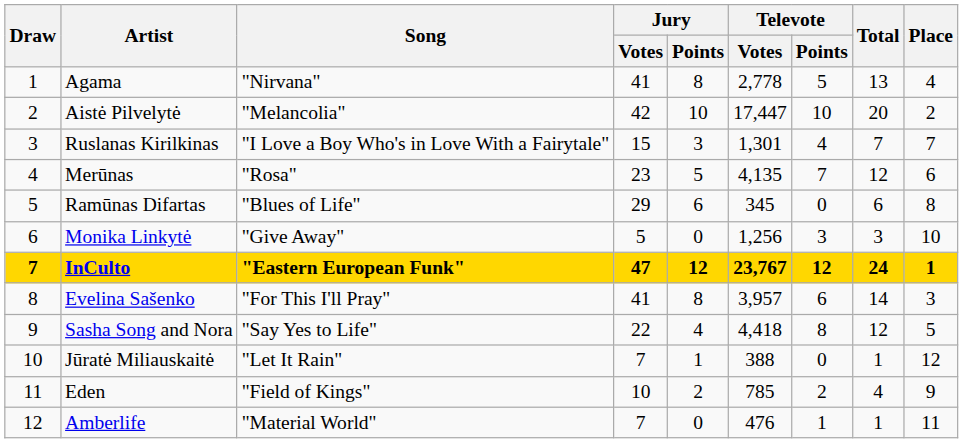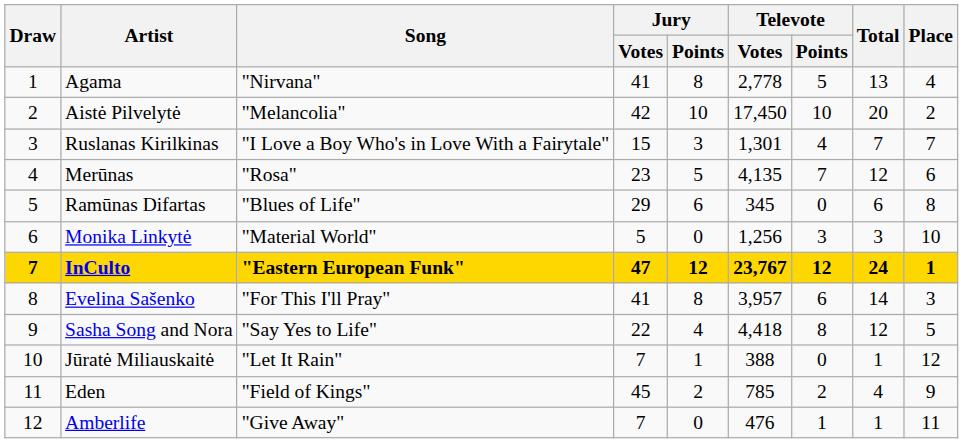(760, 112) 17,447 -> (760, 112) 17,450
(293, 236) "Give Away" -> (309, 236) "Material World"
(641, 391) 10 -> (641, 391) 45
(309, 422) "Material World" -> (293, 422) "Give Away"
